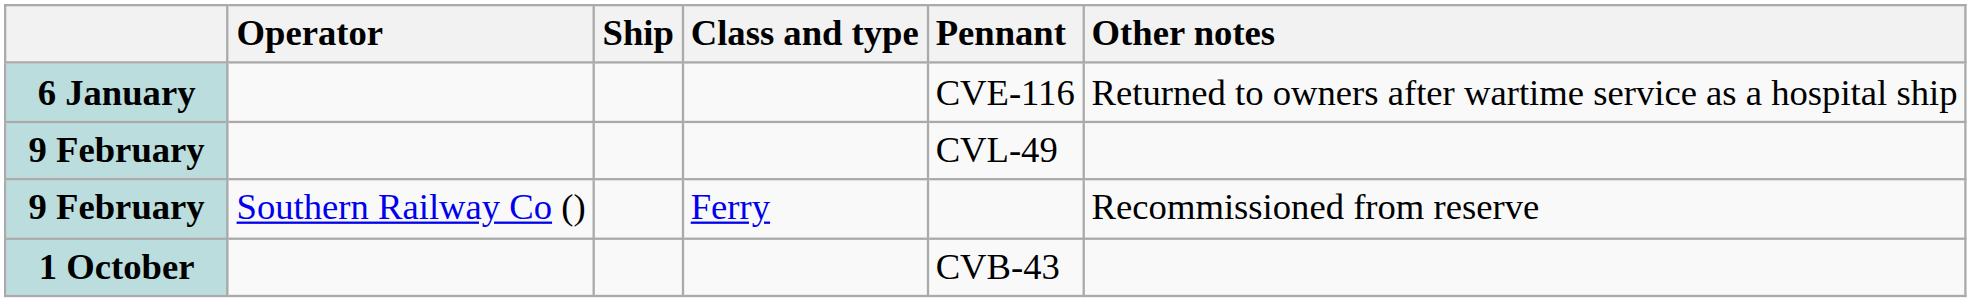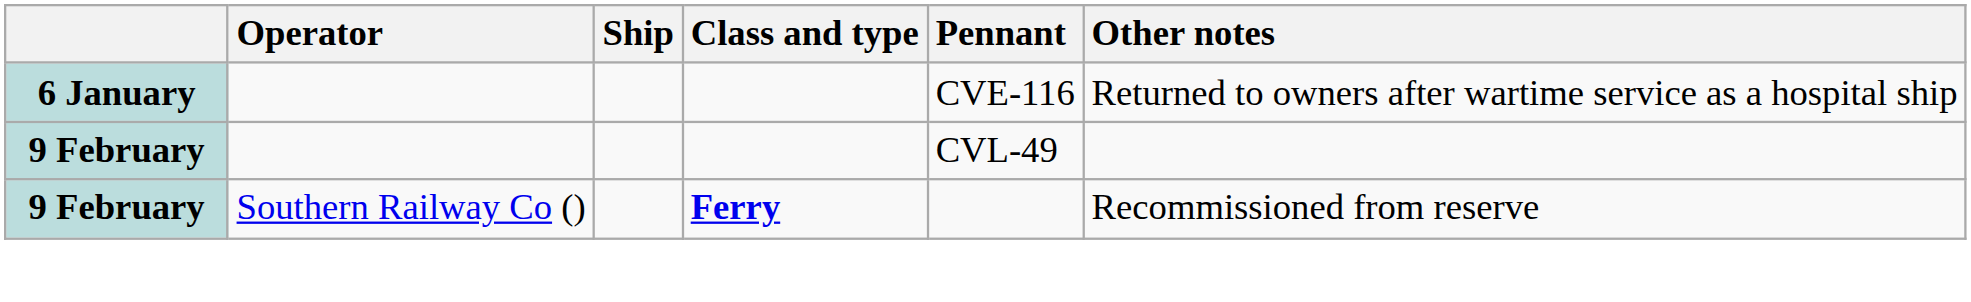(730, 207) normal -> (735, 207) bold
- row: (117, 265)
